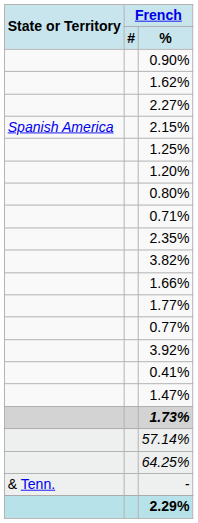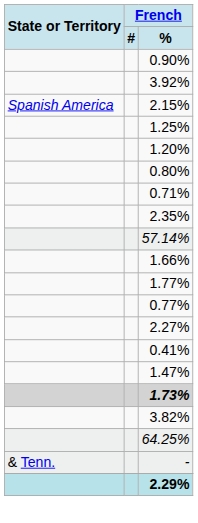- row: (169, 82)
rows swapped: (169, 104) <-> (169, 350)
rows swapped: (169, 261) <-> (166, 439)
